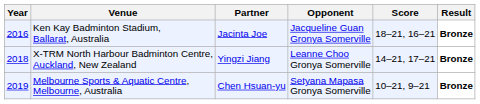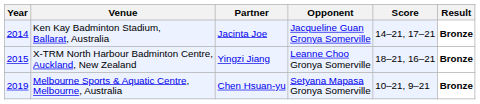(18, 33) 2016 -> (18, 33) 2014
(405, 33) 18–21, 16–21 -> (405, 33) 14–21, 17–21
(18, 60) 2018 -> (18, 60) 2015
(405, 60) 14–21, 17–21 -> (405, 60) 18–21, 16–21
